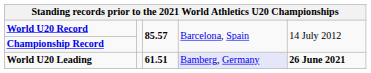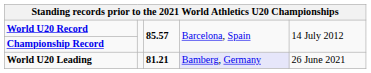(156, 60) 61.51 -> (157, 60) 81.21
(317, 60) bold -> (318, 60) normal
